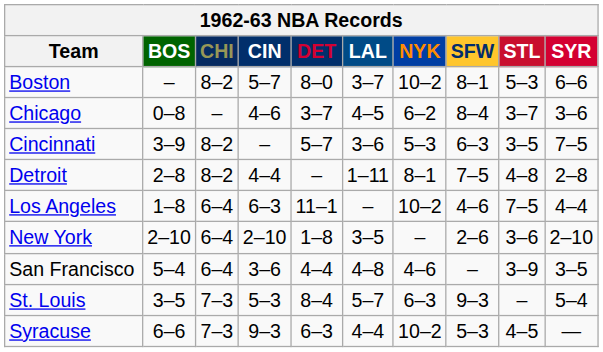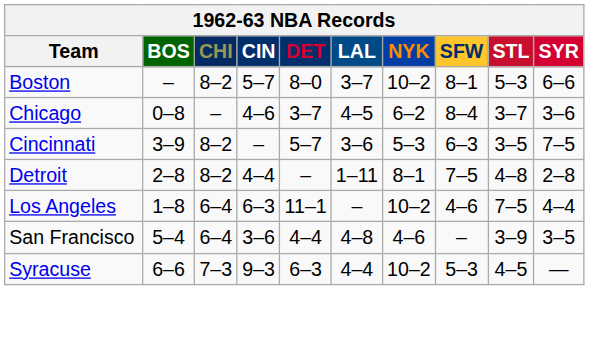- row: (51, 238)
- row: (47, 300)
